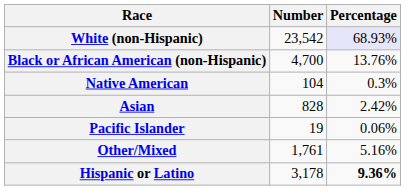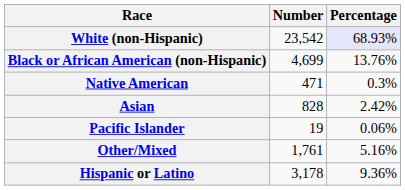(307, 60) 4,700 -> (307, 60) 4,699
(313, 83) 104 -> (313, 83) 471
(377, 173) bold -> (378, 173) normal
